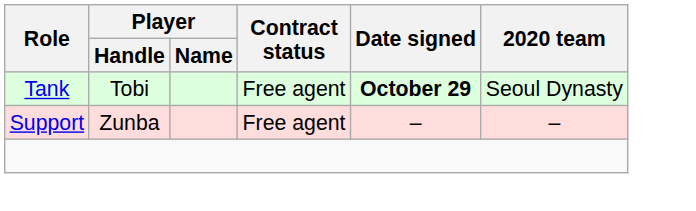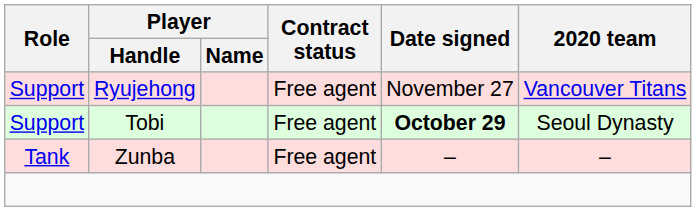+ row: (145, 89)
(47, 89) Tank -> (47, 123) Support
(47, 123) Support -> (47, 156) Tank
